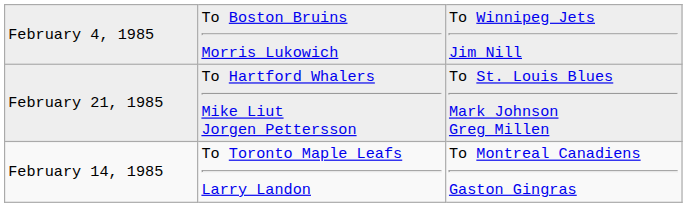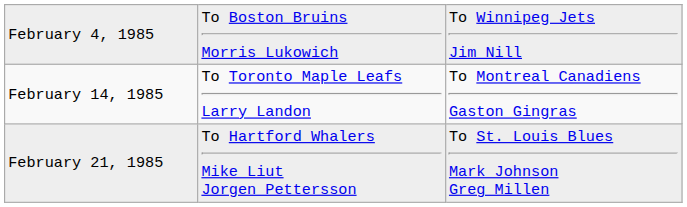rows swapped: (86, 172) <-> (86, 103)
